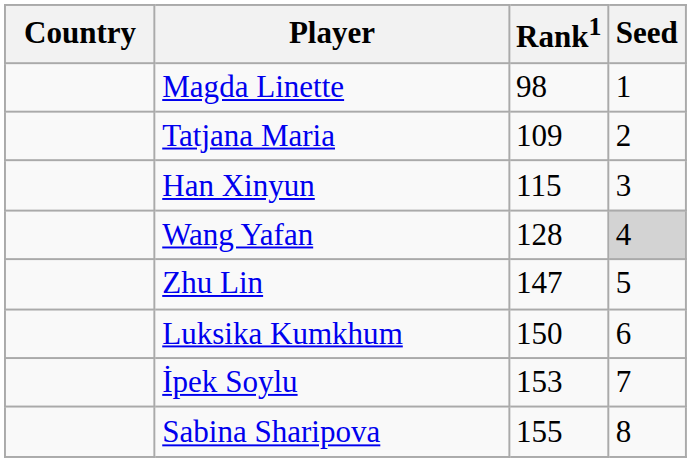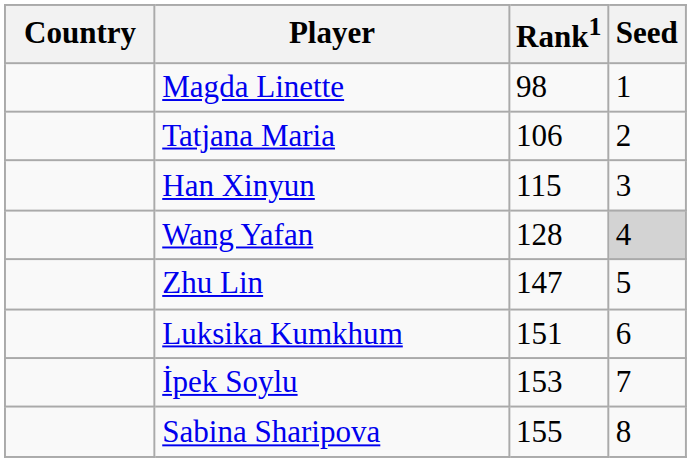(539, 135) 109 -> (539, 135) 106
(539, 332) 150 -> (539, 332) 151
